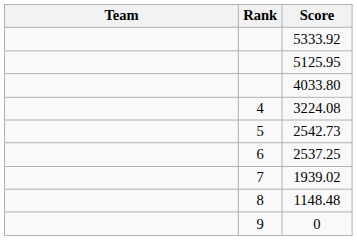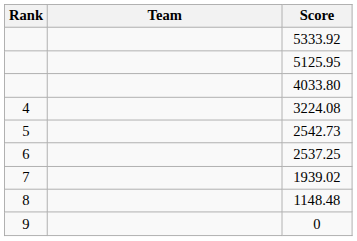columns swapped: (260, 16) <-> (122, 16)
